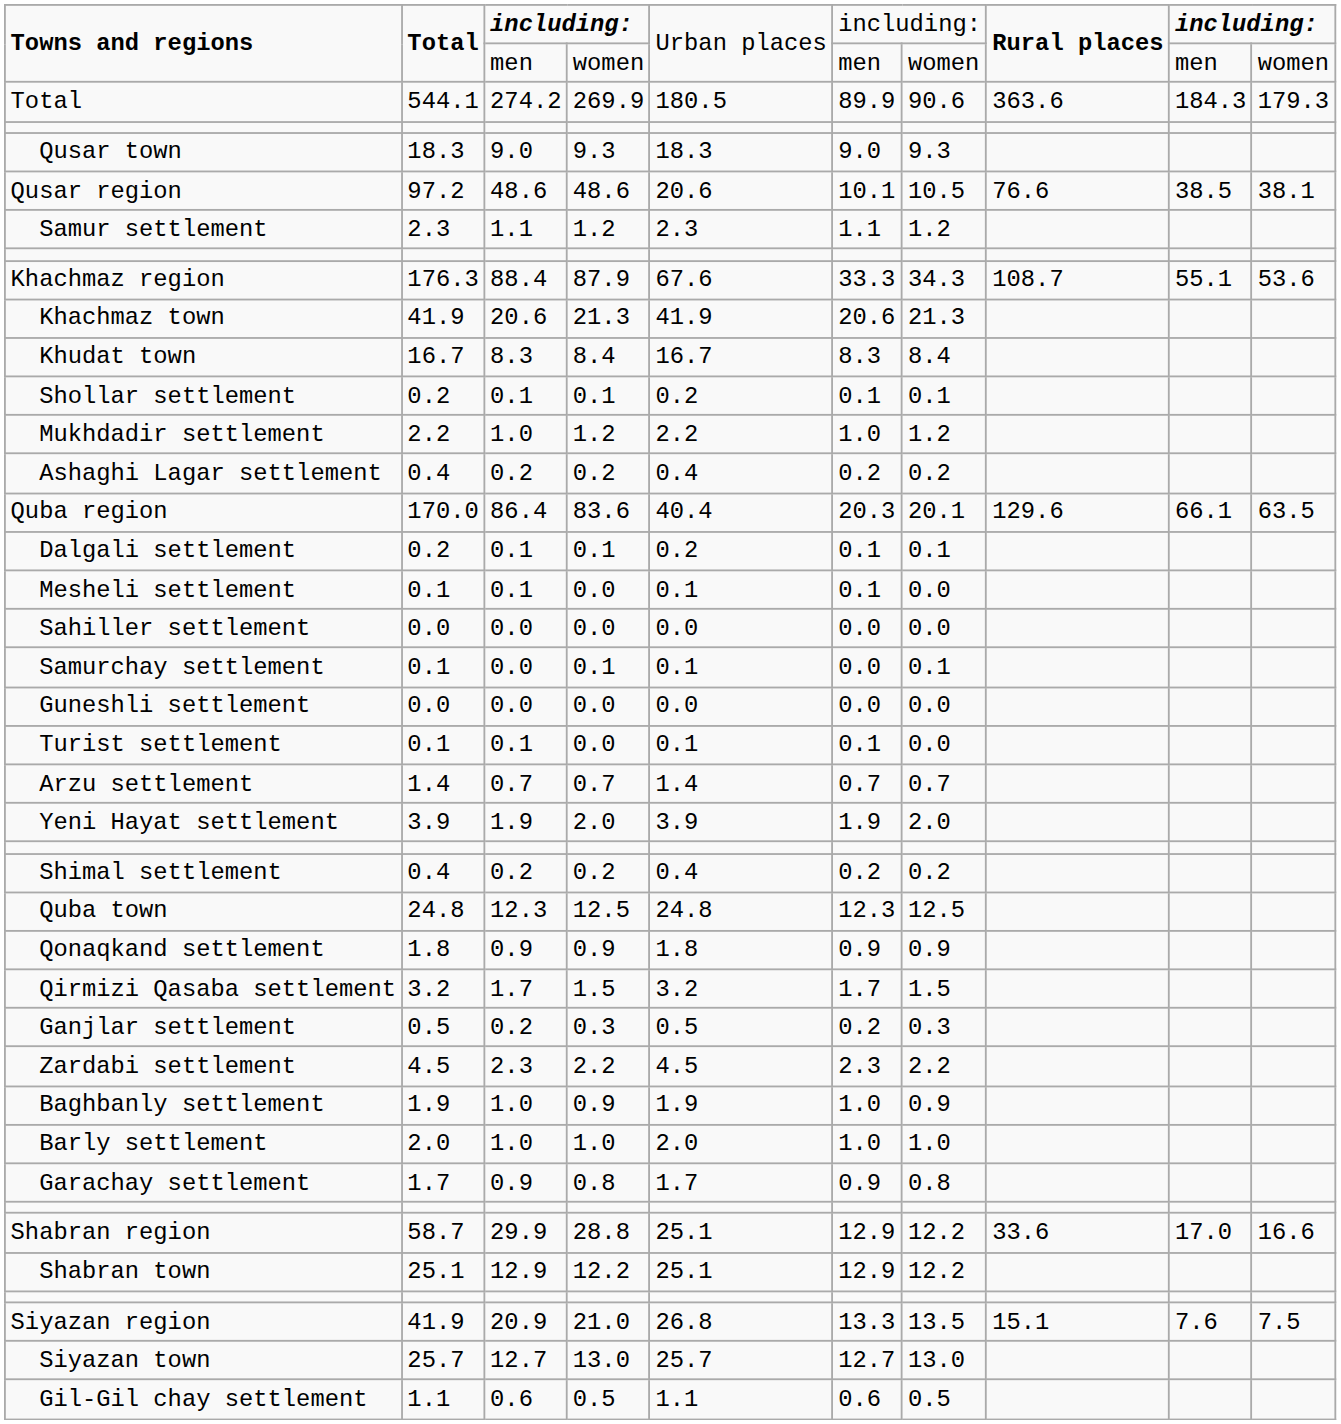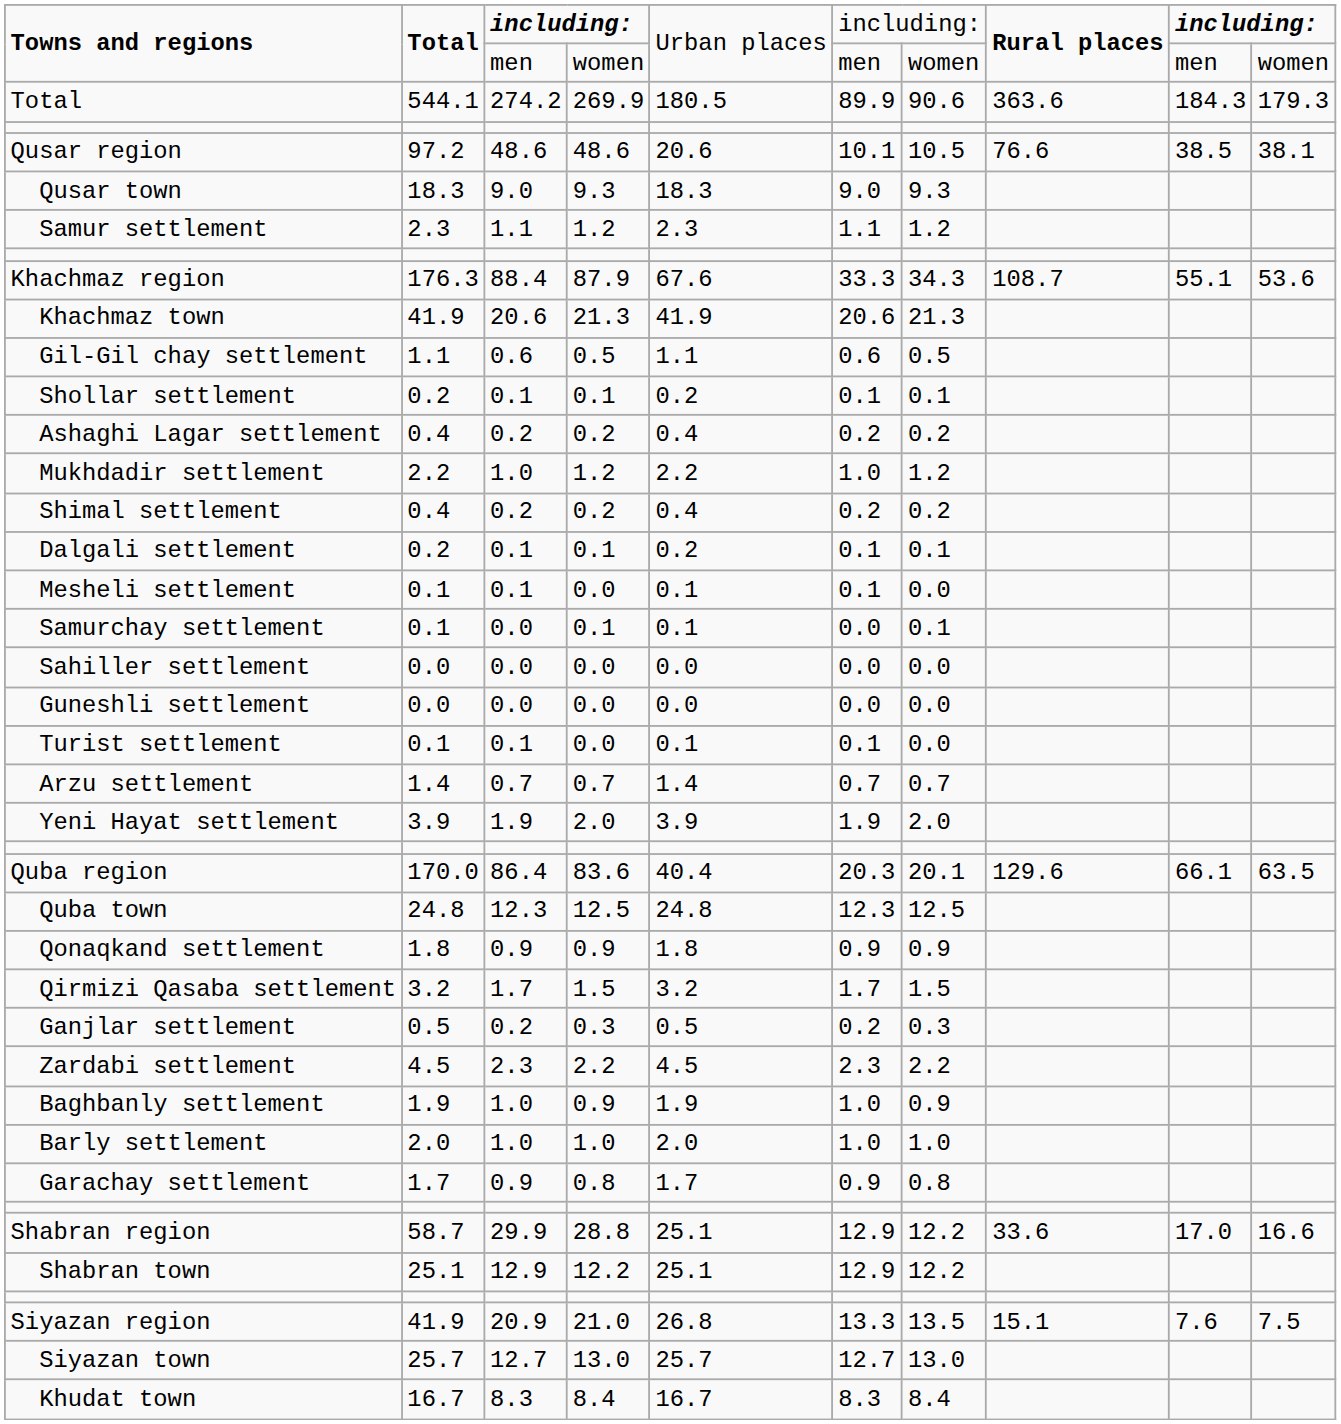rows swapped: (96, 191) <-> (96, 152)
rows swapped: (103, 357) <-> (189, 1399)
rows swapped: (168, 435) <-> (196, 473)
rows swapped: (146, 873) <-> (89, 512)
rows swapped: (168, 667) <-> (160, 629)
